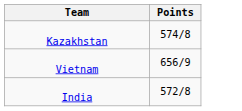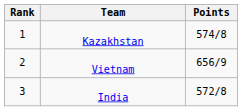+ column: (22, 13)
